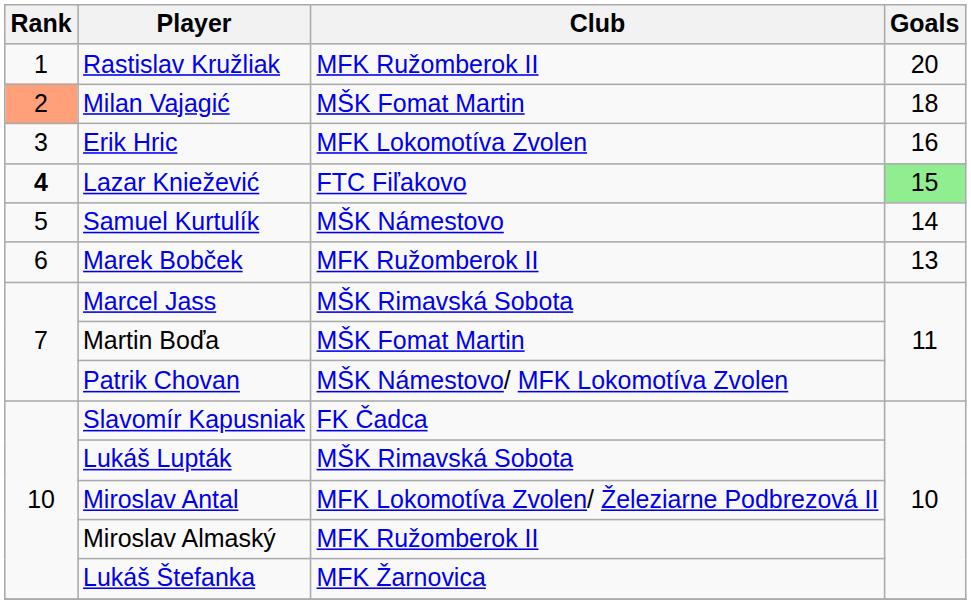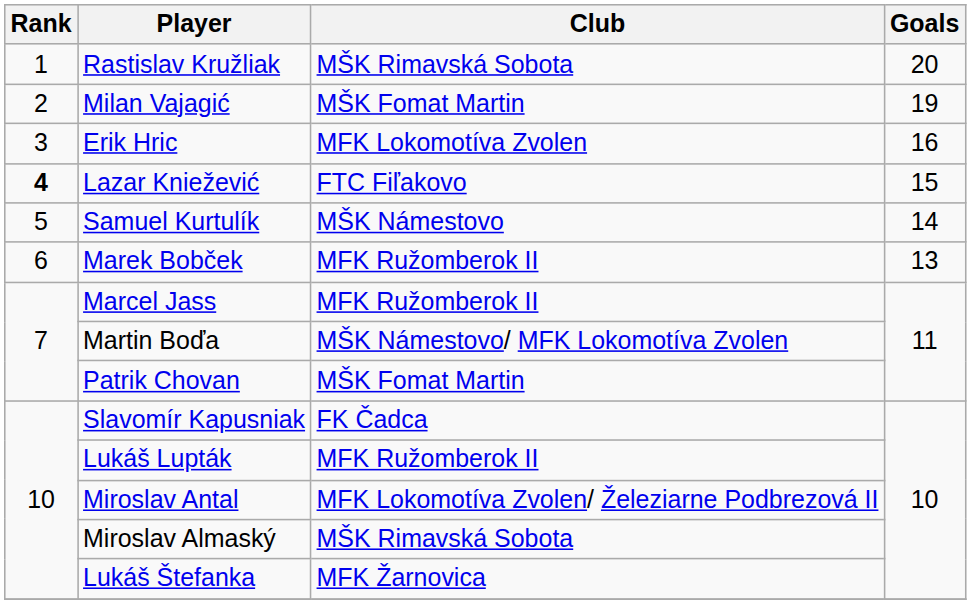(428, 63) MFK Ružomberok II -> (445, 63) MŠK Rimavská Sobota
(41, 103) lightsalmon background -> (41, 103) no background
(925, 103) 18 -> (925, 103) 19
(925, 182) lightgreen background -> (925, 182) no background
(445, 301) MŠK Rimavská Sobota -> (428, 301) MFK Ružomberok II
(421, 340) MŠK Fomat Martin -> (552, 340) MŠK Námestovo/ MFK Lokomotíva Zvolen
(552, 380) MŠK Námestovo/ MFK Lokomotíva Zvolen -> (421, 380) MŠK Fomat Martin
(445, 459) MŠK Rimavská Sobota -> (428, 459) MFK Ružomberok II
(428, 538) MFK Ružomberok II -> (445, 538) MŠK Rimavská Sobota
